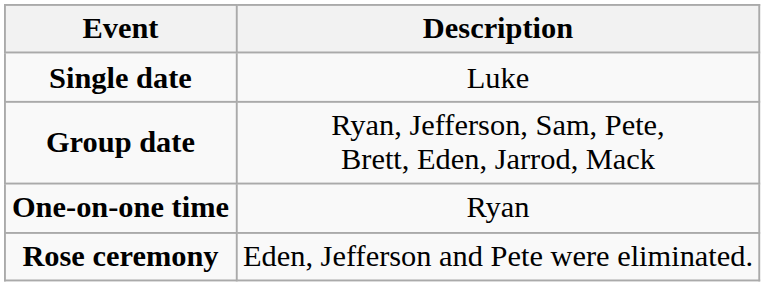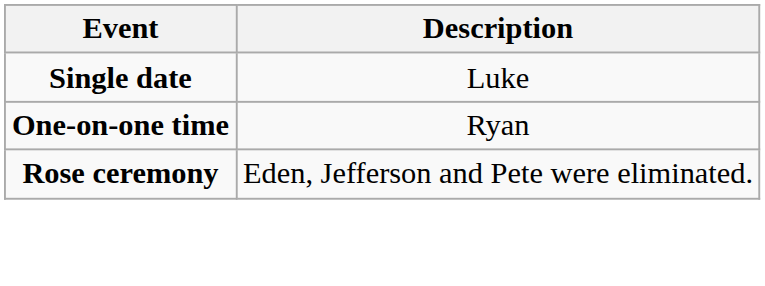- row: (120, 142)
